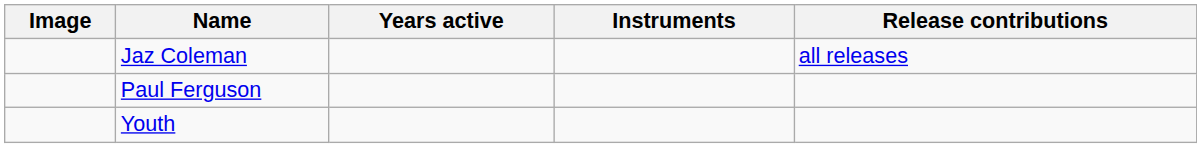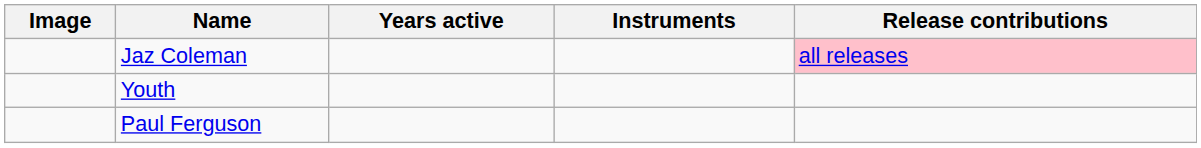(853, 55) no background -> (853, 55) pink background
rows swapped: (191, 90) <-> (148, 124)
